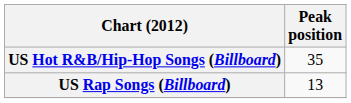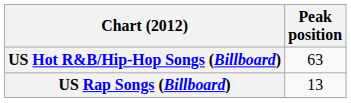(315, 60) 35 -> (315, 60) 63
